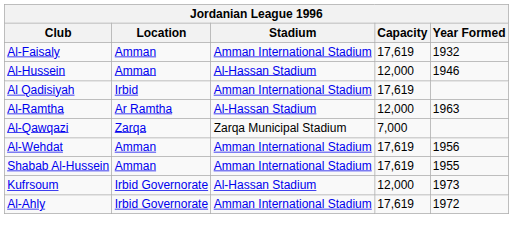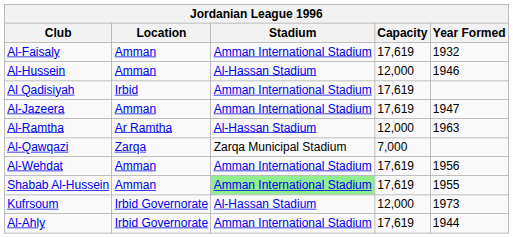+ row: (36, 109)
(293, 166) no background -> (293, 185) lightgreen background
(446, 204) 1972 -> (446, 223) 1944
